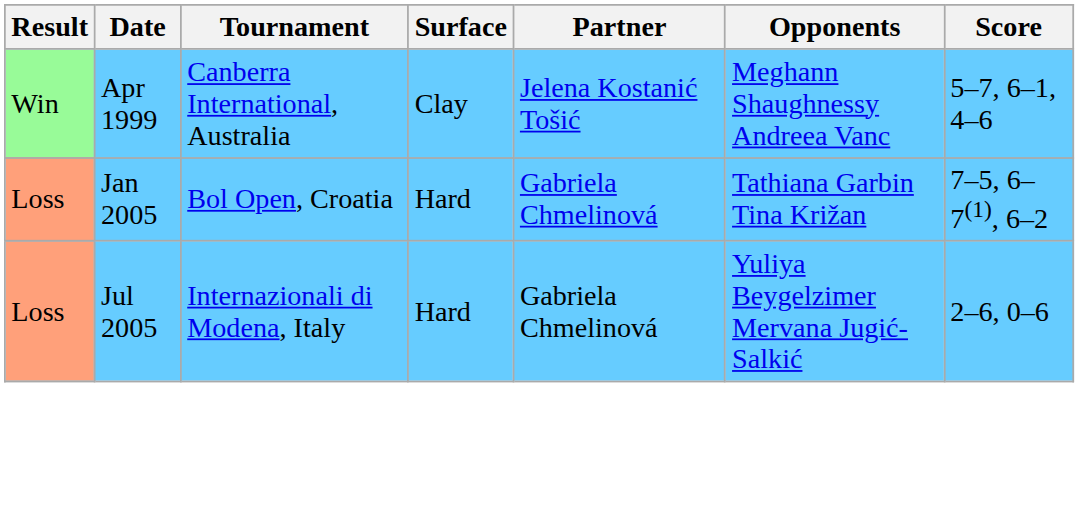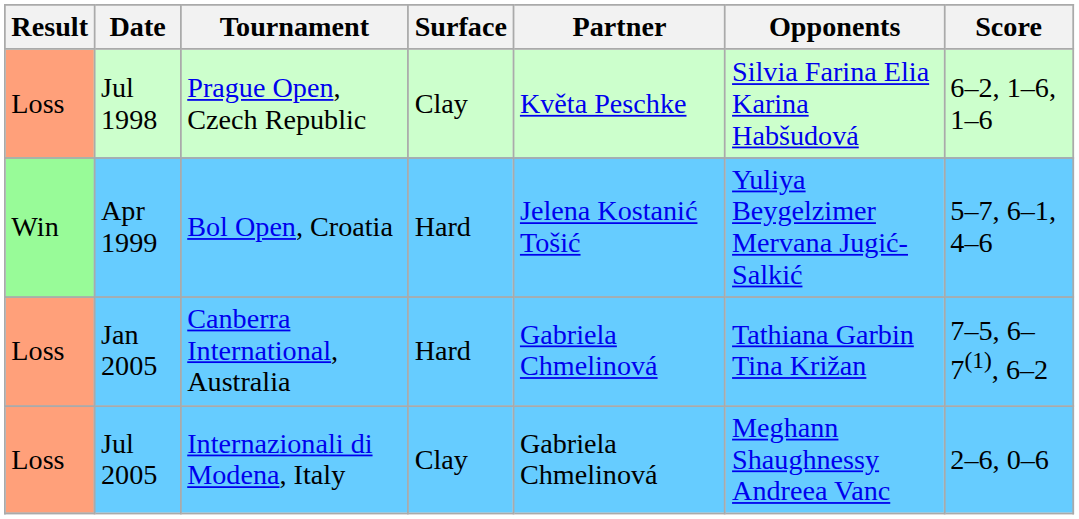+ row: (129, 103)
(263, 103) Canberra International, Australia -> (290, 227) Bol Open, Croatia
(441, 103) Clay -> (443, 227) Hard
(811, 103) Meghann Shaughnessy Andreea Vanc -> (820, 227) Yuliya Beygelzimer Mervana Jugić-Salkić
(290, 199) Bol Open, Croatia -> (263, 350) Canberra International, Australia
(443, 310) Hard -> (441, 458) Clay
(820, 310) Yuliya Beygelzimer Mervana Jugić-Salkić -> (811, 458) Meghann Shaughnessy Andreea Vanc
